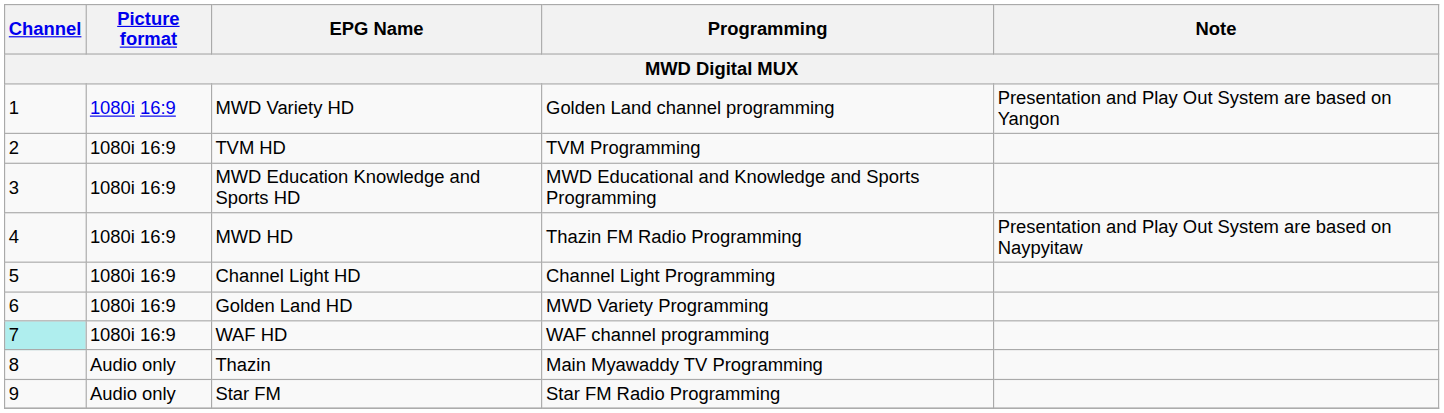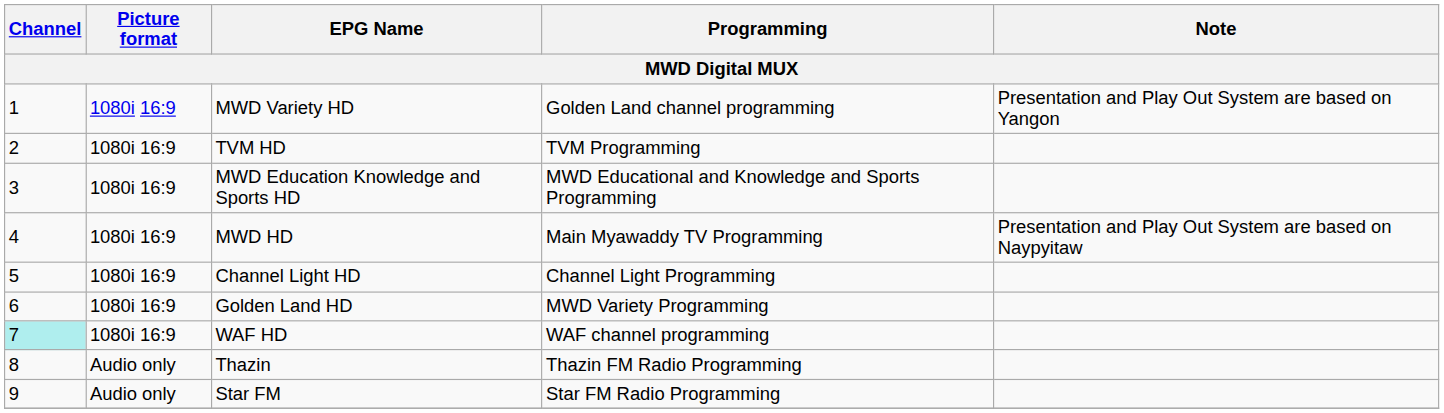(674, 237) Thazin FM Radio Programming -> (684, 237) Main Myawaddy TV Programming
(684, 364) Main Myawaddy TV Programming -> (674, 364) Thazin FM Radio Programming
